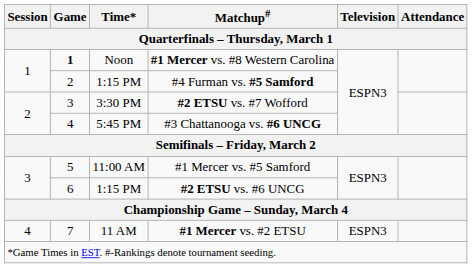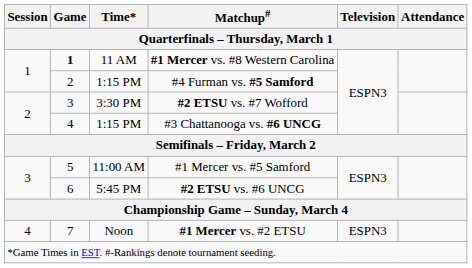(119, 60) Noon -> (119, 60) 11 AM
(119, 124) 5:45 PM -> (119, 124) 1:15 PM
(119, 188) 1:15 PM -> (119, 188) 5:45 PM
(119, 230) 11 AM -> (119, 230) Noon
